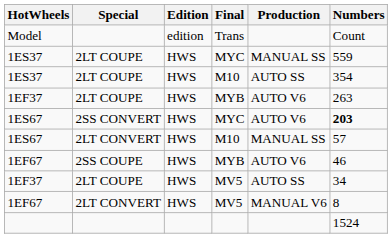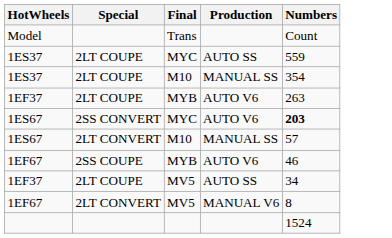- column: (188, 14)
(288, 56) MANUAL SS -> (230, 56) AUTO SS
(278, 77) AUTO SS -> (240, 77) MANUAL SS
